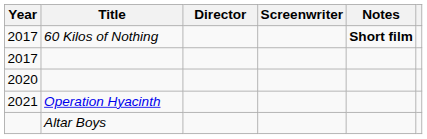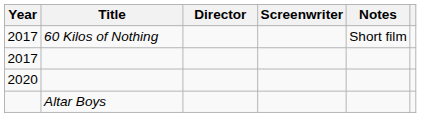(381, 36) bold -> (378, 36) normal
- row: (23, 101)
